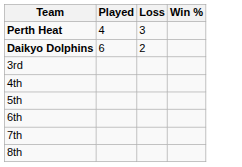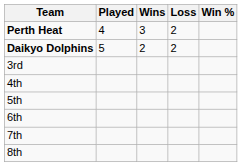+ column: (152, 13)
(142, 30) 3 -> (174, 30) 2
(102, 48) 6 -> (102, 48) 5
